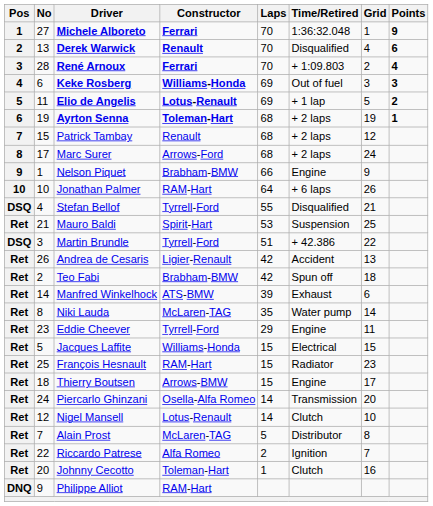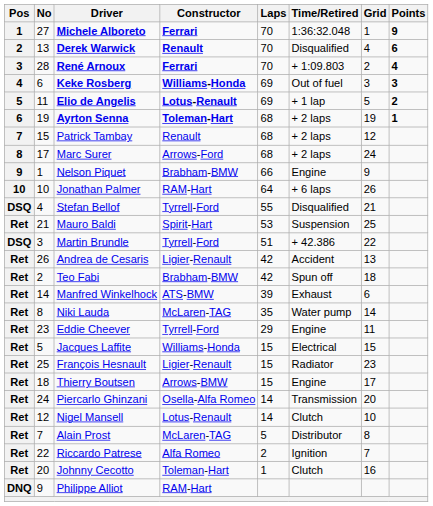(187, 365) RAM-Hart -> (197, 365) Ligier-Renault
